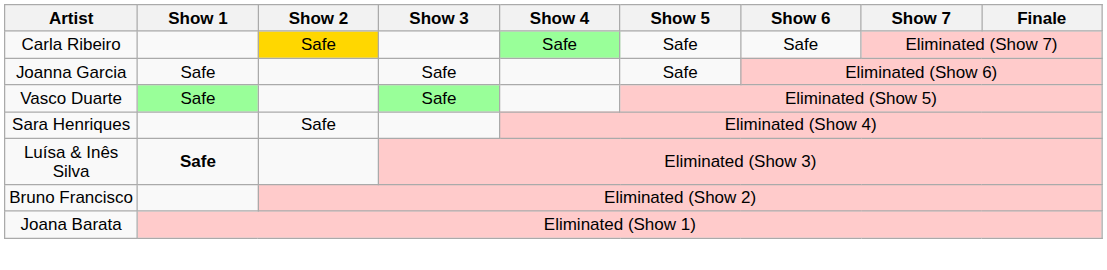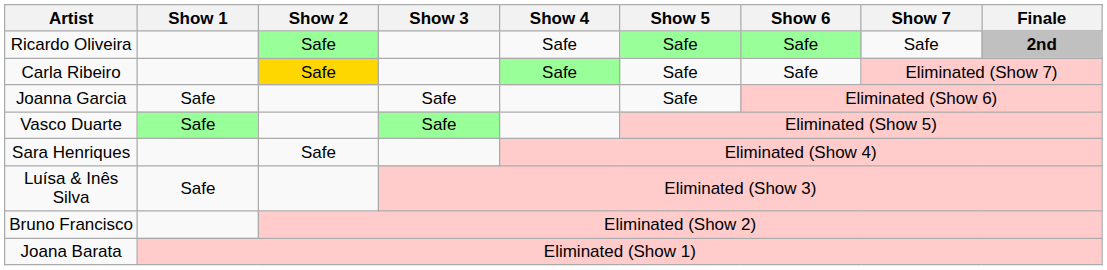+ row: (71, 44)
(198, 161) bold -> (198, 188) normal
